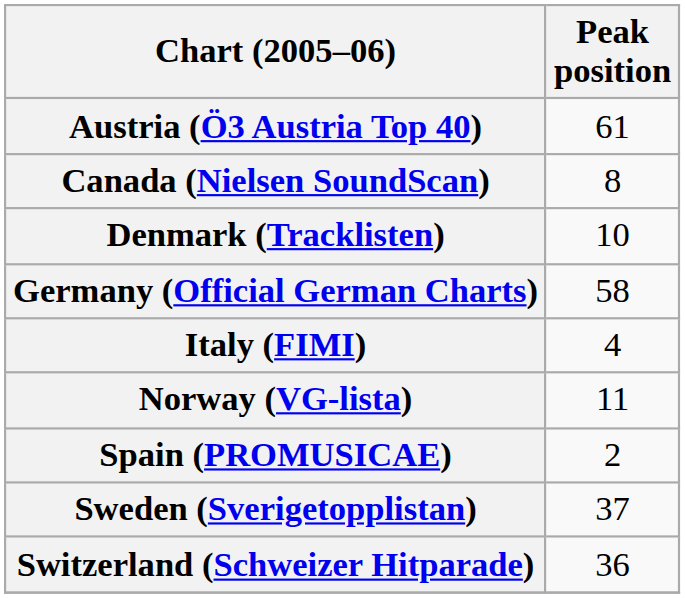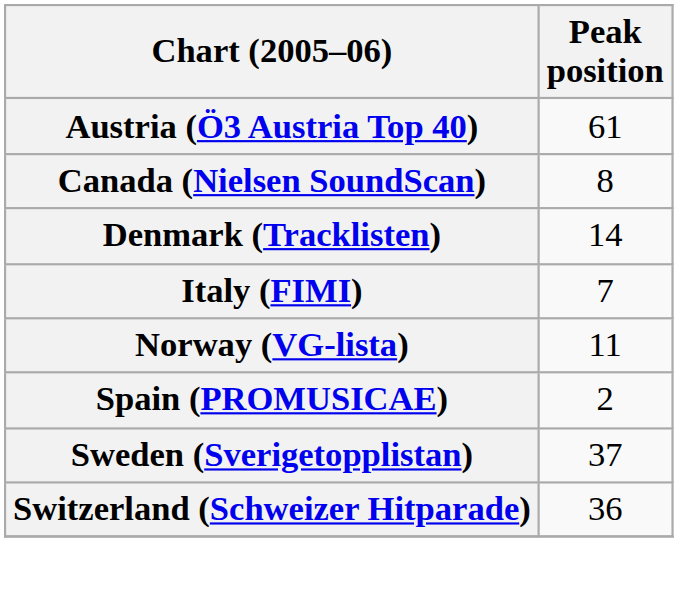(613, 235) 10 -> (605, 235) 14
- row: (276, 290)
(613, 344) 4 -> (605, 290) 7
